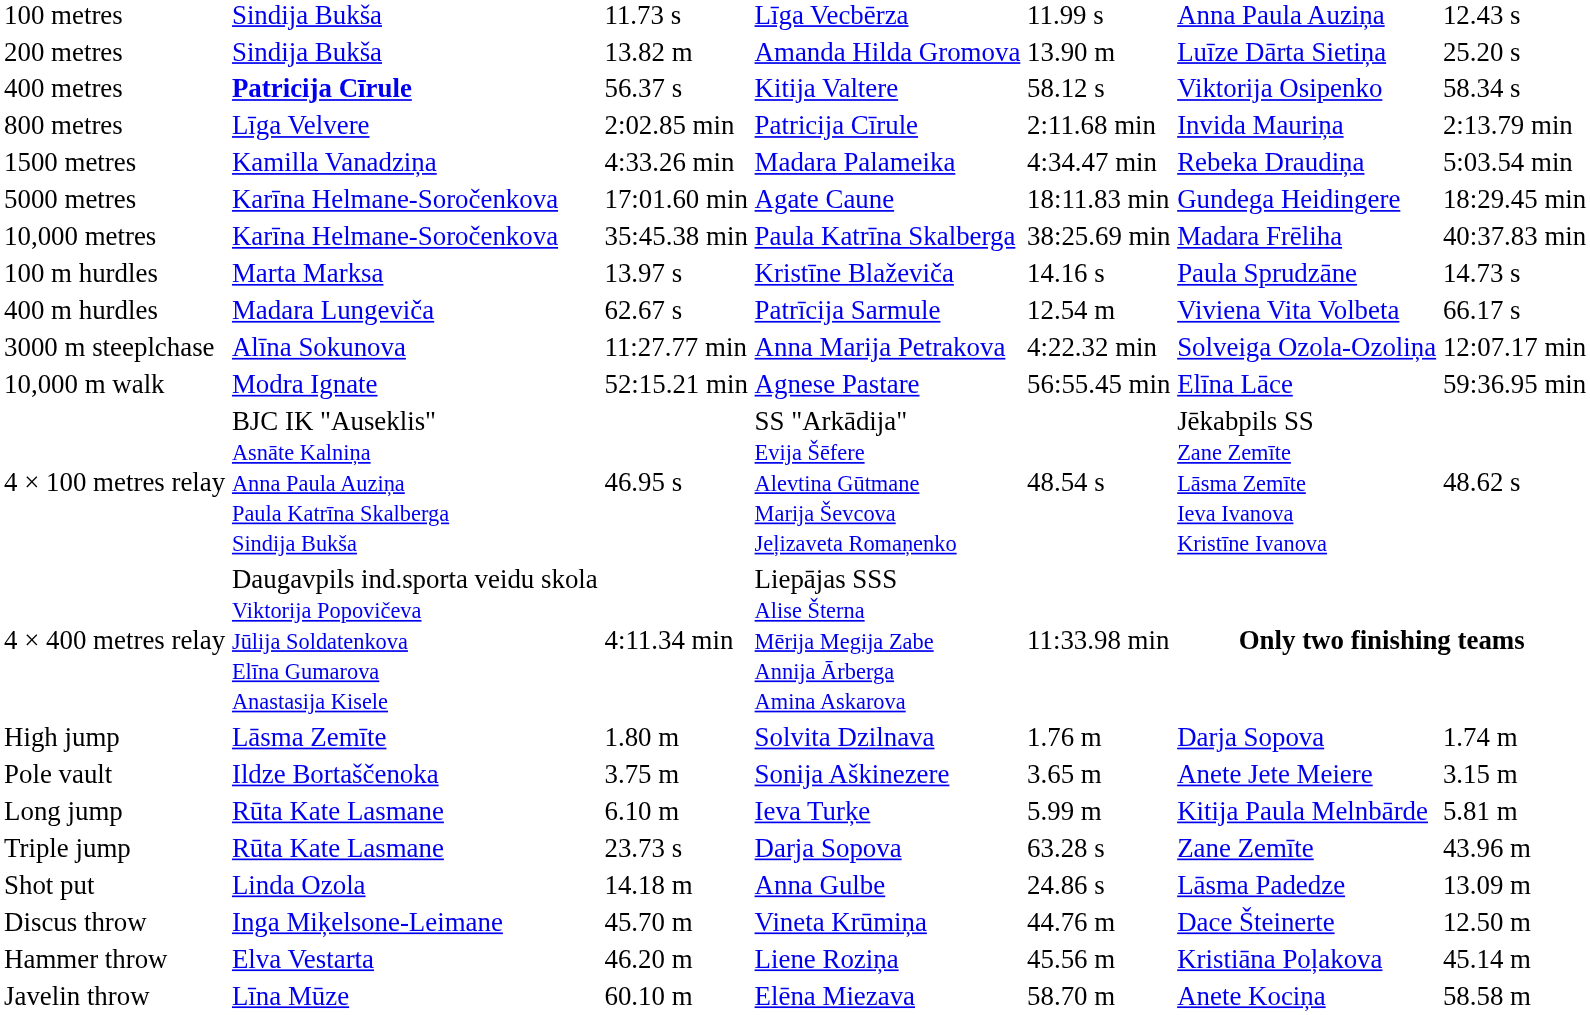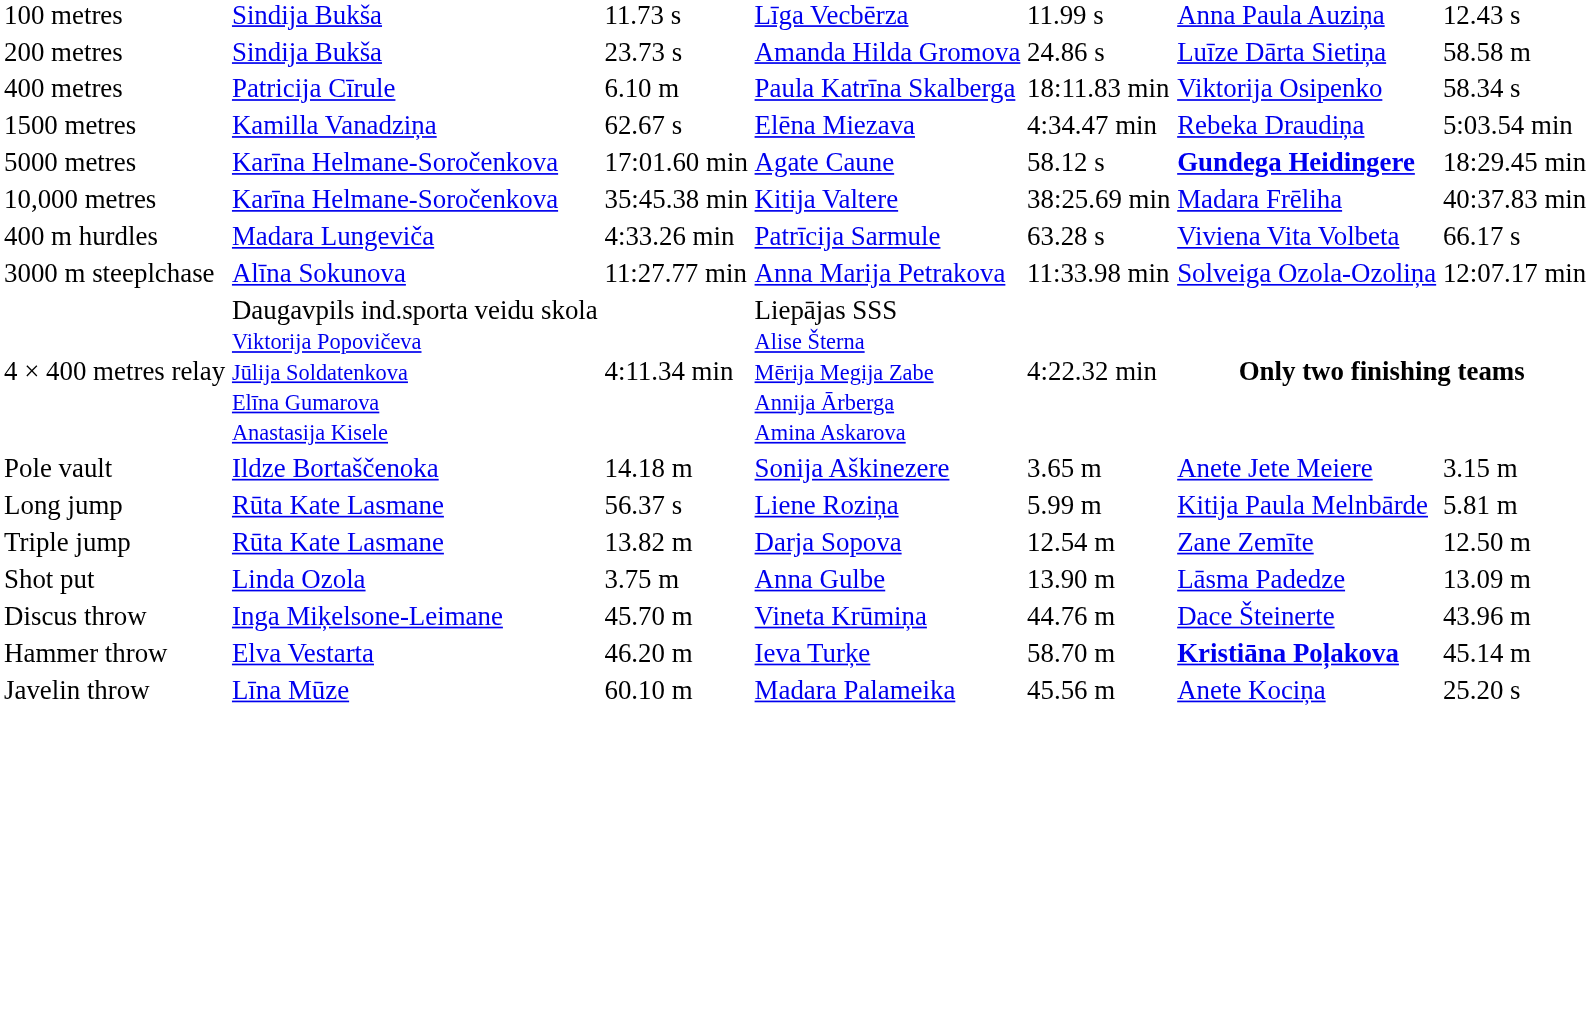(649, 51) 13.82 m -> (643, 51) 23.73 s
(1071, 51) 13.90 m -> (1066, 51) 24.86 s
(1482, 51) 25.20 s -> (1487, 51) 58.58 m
(322, 88) bold -> (314, 88) normal
(643, 88) 56.37 s -> (642, 88) 6.10 m
(826, 88) Kitija Valtere -> (885, 88) Paula Katrīna Skalberga
(1066, 88) 58.12 s -> (1098, 88) 18:11.83 min
- row: (63, 125)
(669, 162) 4:33.26 min -> (643, 125) 62.67 s
(855, 162) Madara Palameika -> (835, 125) Elēna Miezava
(1098, 199) 18:11.83 min -> (1066, 162) 58.12 s
(1289, 199) normal -> (1296, 162) bold
(885, 236) Paula Katrīna Skalberga -> (826, 199) Kitija Valtere
- row: (81, 273)
(643, 310) 62.67 s -> (669, 236) 4:33.26 min
(1071, 310) 12.54 m -> (1066, 236) 63.28 s
(1092, 347) 4:22.32 min -> (1098, 273) 11:33.98 min
- row: (84, 384)
- row: (115, 481)
(1098, 639) 11:33.98 min -> (1092, 370) 4:22.32 min
- row: (62, 737)
(642, 774) 3.75 m -> (649, 468) 14.18 m
(642, 811) 6.10 m -> (643, 505) 56.37 s
(812, 811) Ieva Turķe -> (827, 505) Liene Roziņa
(643, 848) 23.73 s -> (649, 542) 13.82 m
(1066, 848) 63.28 s -> (1071, 542) 12.54 m
(1487, 848) 43.96 m -> (1487, 542) 12.50 m
(649, 885) 14.18 m -> (642, 579) 3.75 m
(1066, 885) 24.86 s -> (1071, 579) 13.90 m
(1487, 922) 12.50 m -> (1487, 616) 43.96 m
(827, 958) Liene Roziņa -> (812, 653) Ieva Turķe
(1071, 958) 45.56 m -> (1071, 653) 58.70 m
(1280, 958) normal -> (1288, 653) bold
(835, 995) Elēna Miezava -> (855, 690) Madara Palameika
(1071, 995) 58.70 m -> (1071, 690) 45.56 m
(1487, 995) 58.58 m -> (1482, 690) 25.20 s
